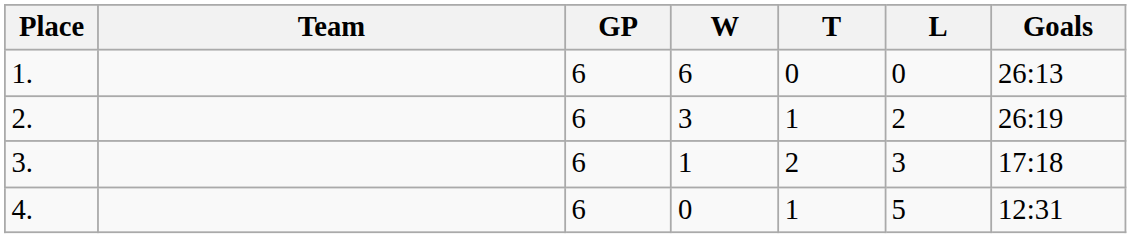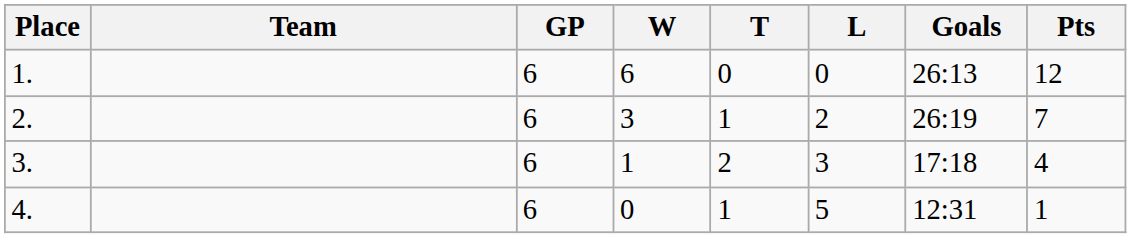+ column: (1076, 27)
